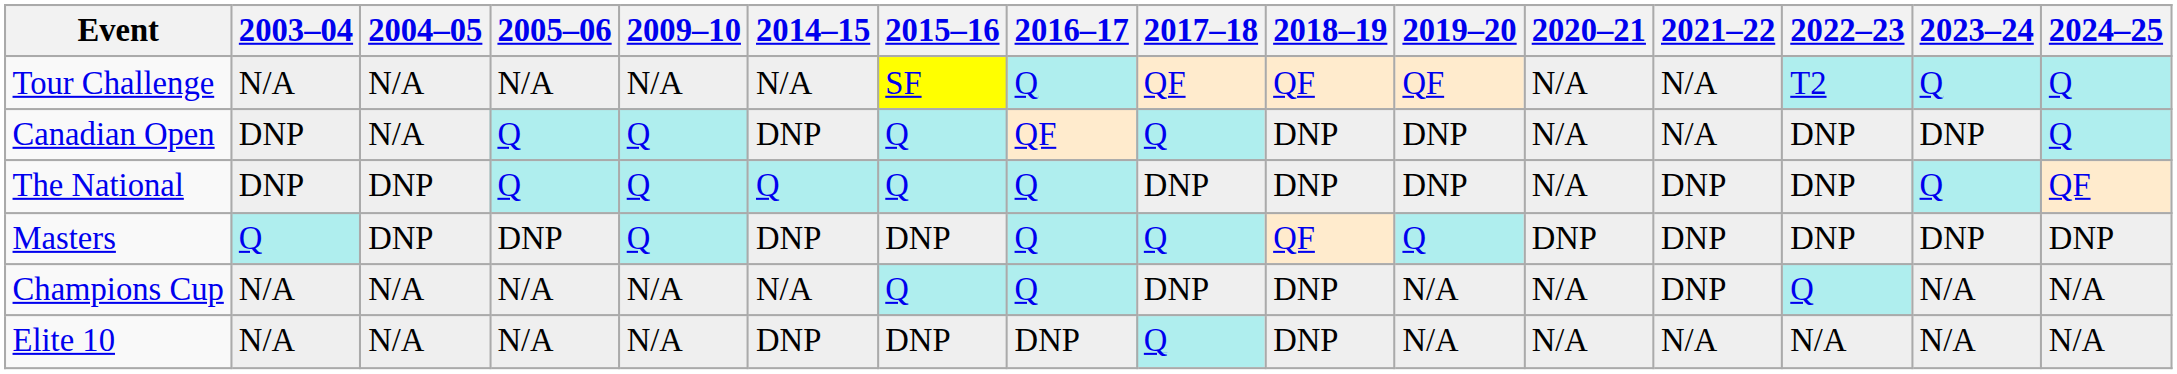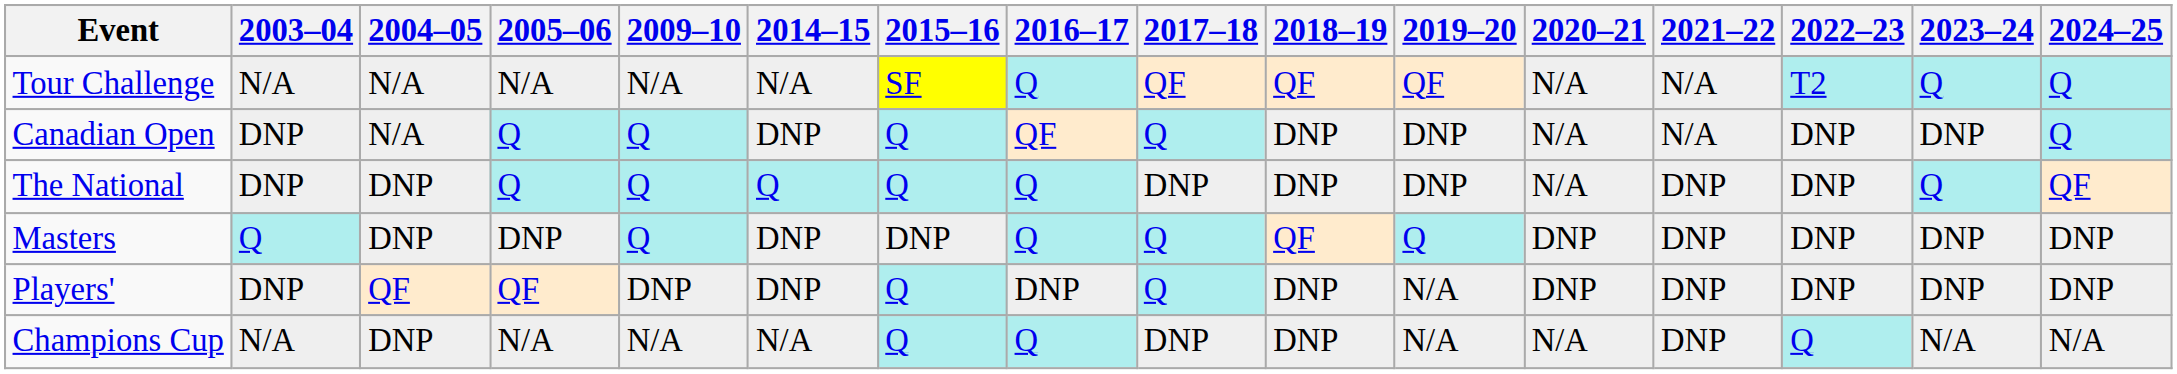+ row: (64, 289)
(396, 289) N/A -> (401, 340) DNP
- row: (64, 340)
